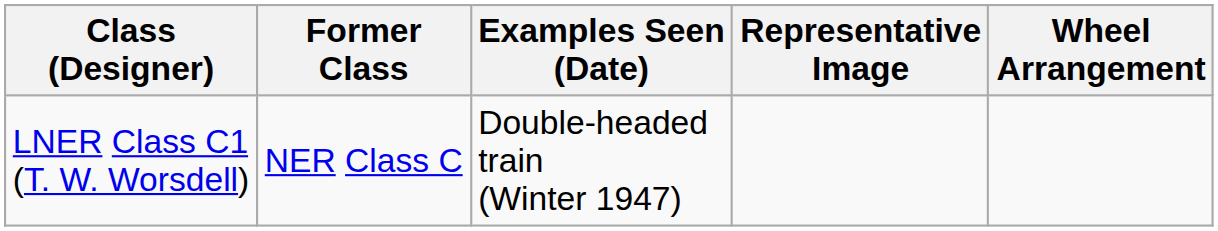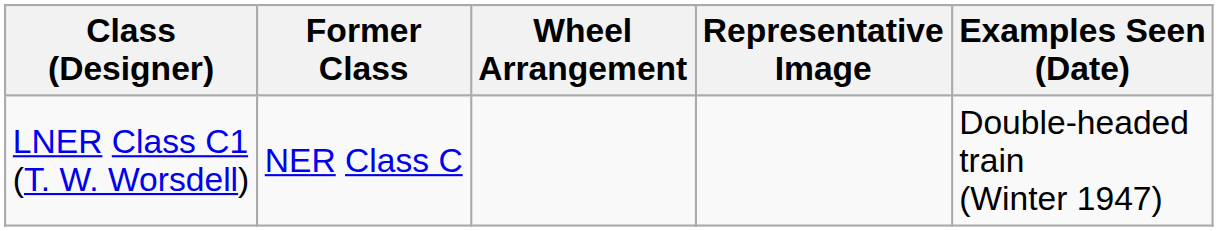columns swapped: (1101, 50) <-> (601, 50)
